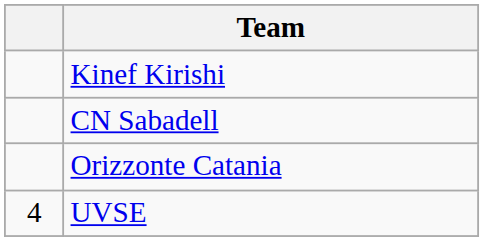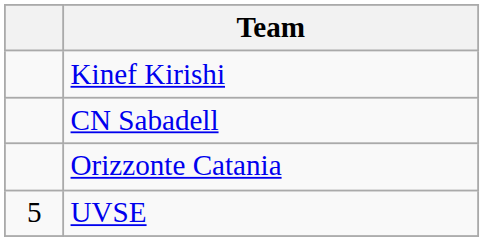(34, 212) 4 -> (34, 212) 5
